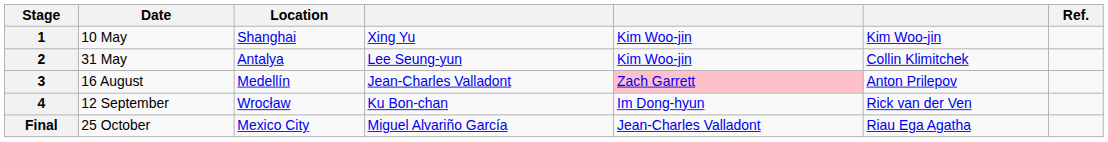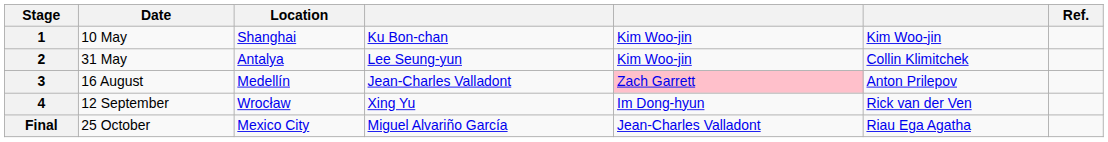(391, 37) Xing Yu -> (408, 37) Ku Bon-chan
(408, 103) Ku Bon-chan -> (391, 103) Xing Yu
